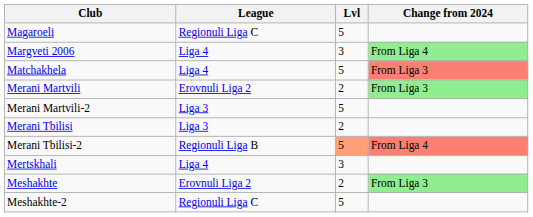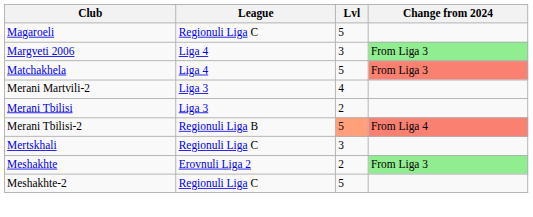(399, 51) From Liga 4 -> (399, 51) From Liga 3
- row: (44, 88)
(341, 107) 5 -> (341, 88) 4
(193, 164) Liga 4 -> (218, 145) Regionuli Liga C
